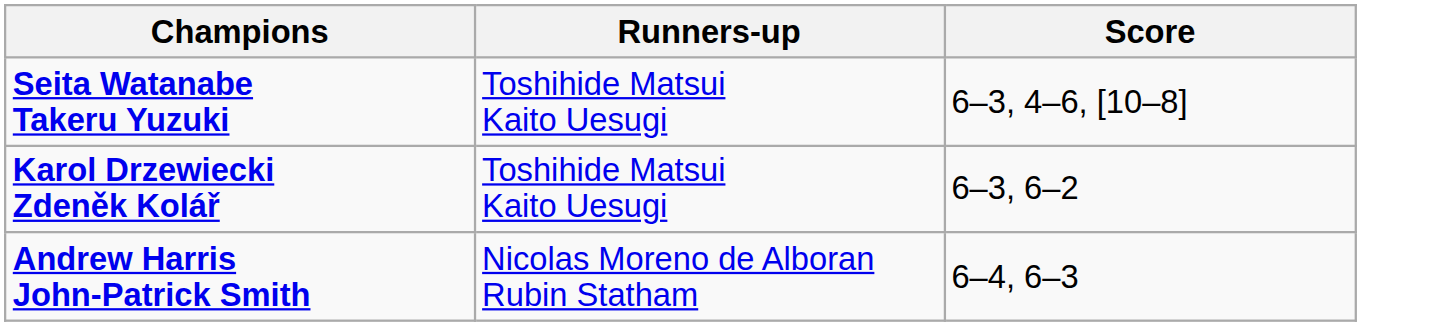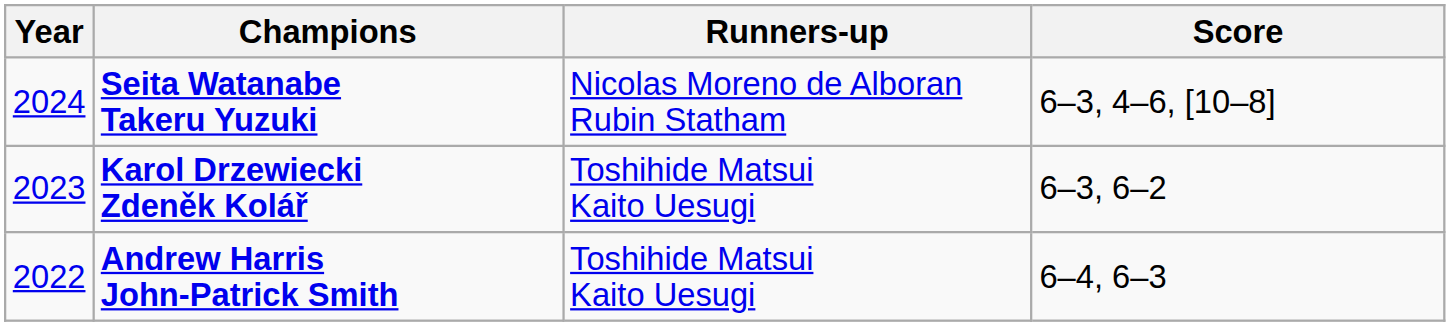+ column: (49, 31)
(604, 101) Toshihide Matsui Kaito Uesugi -> (766, 101) Nicolas Moreno de Alboran Rubin Statham
(678, 277) Nicolas Moreno de Alboran Rubin Statham -> (692, 277) Toshihide Matsui Kaito Uesugi
